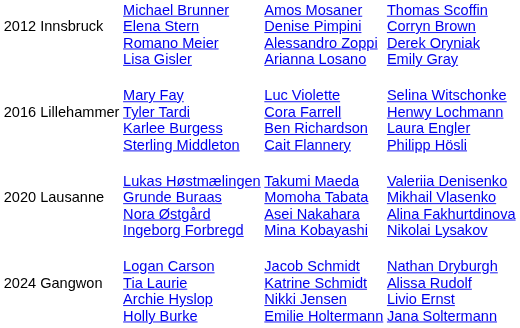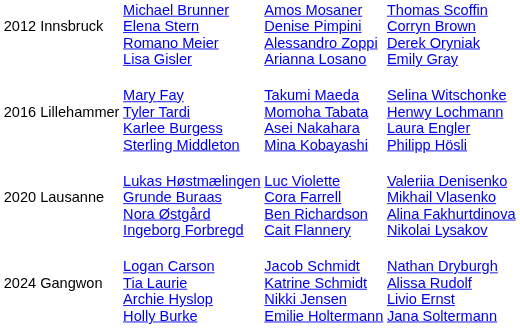(316, 120) Luc Violette Cora Farrell Ben Richardson Cait Flannery -> (316, 120) Takumi Maeda Momoha Tabata Asei Nakahara Mina Kobayashi
(316, 205) Takumi Maeda Momoha Tabata Asei Nakahara Mina Kobayashi -> (316, 205) Luc Violette Cora Farrell Ben Richardson Cait Flannery
